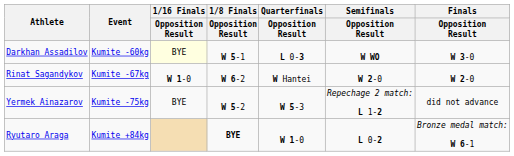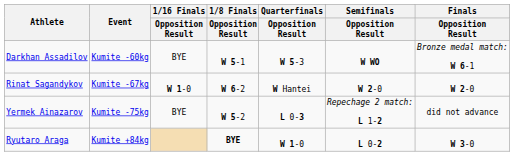(179, 52) lightyellow background -> (179, 56) no background
(292, 56) L 0-3 -> (292, 61) W 5-3
(462, 56) W 3-0 -> (462, 56) Bronze medal match: W 6-1
(292, 107) W 5-3 -> (292, 117) L 0-3
(462, 135) Bronze medal match: W 6-1 -> (462, 144) W 3-0
